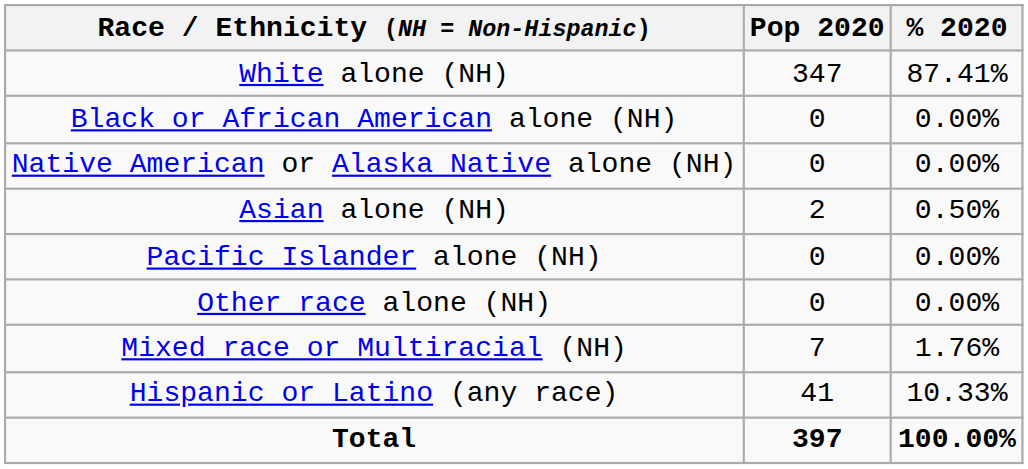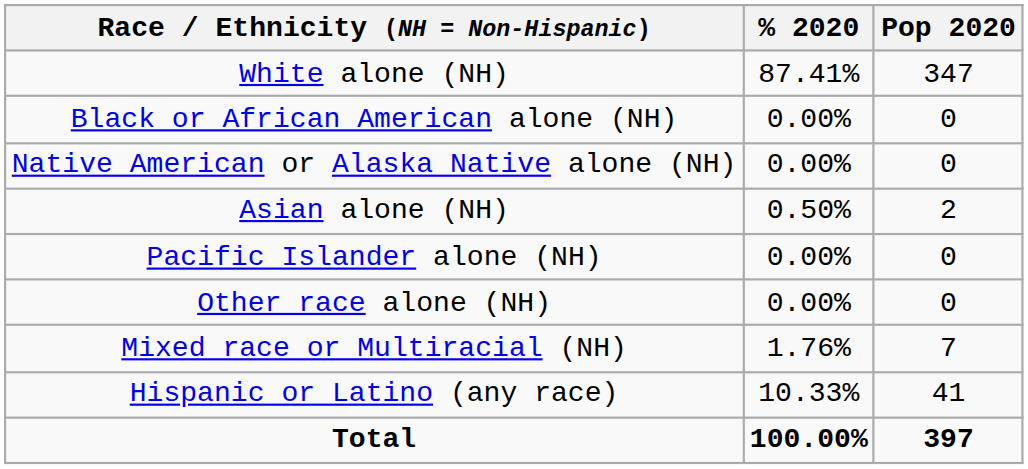columns swapped: (817, 28) <-> (957, 28)
